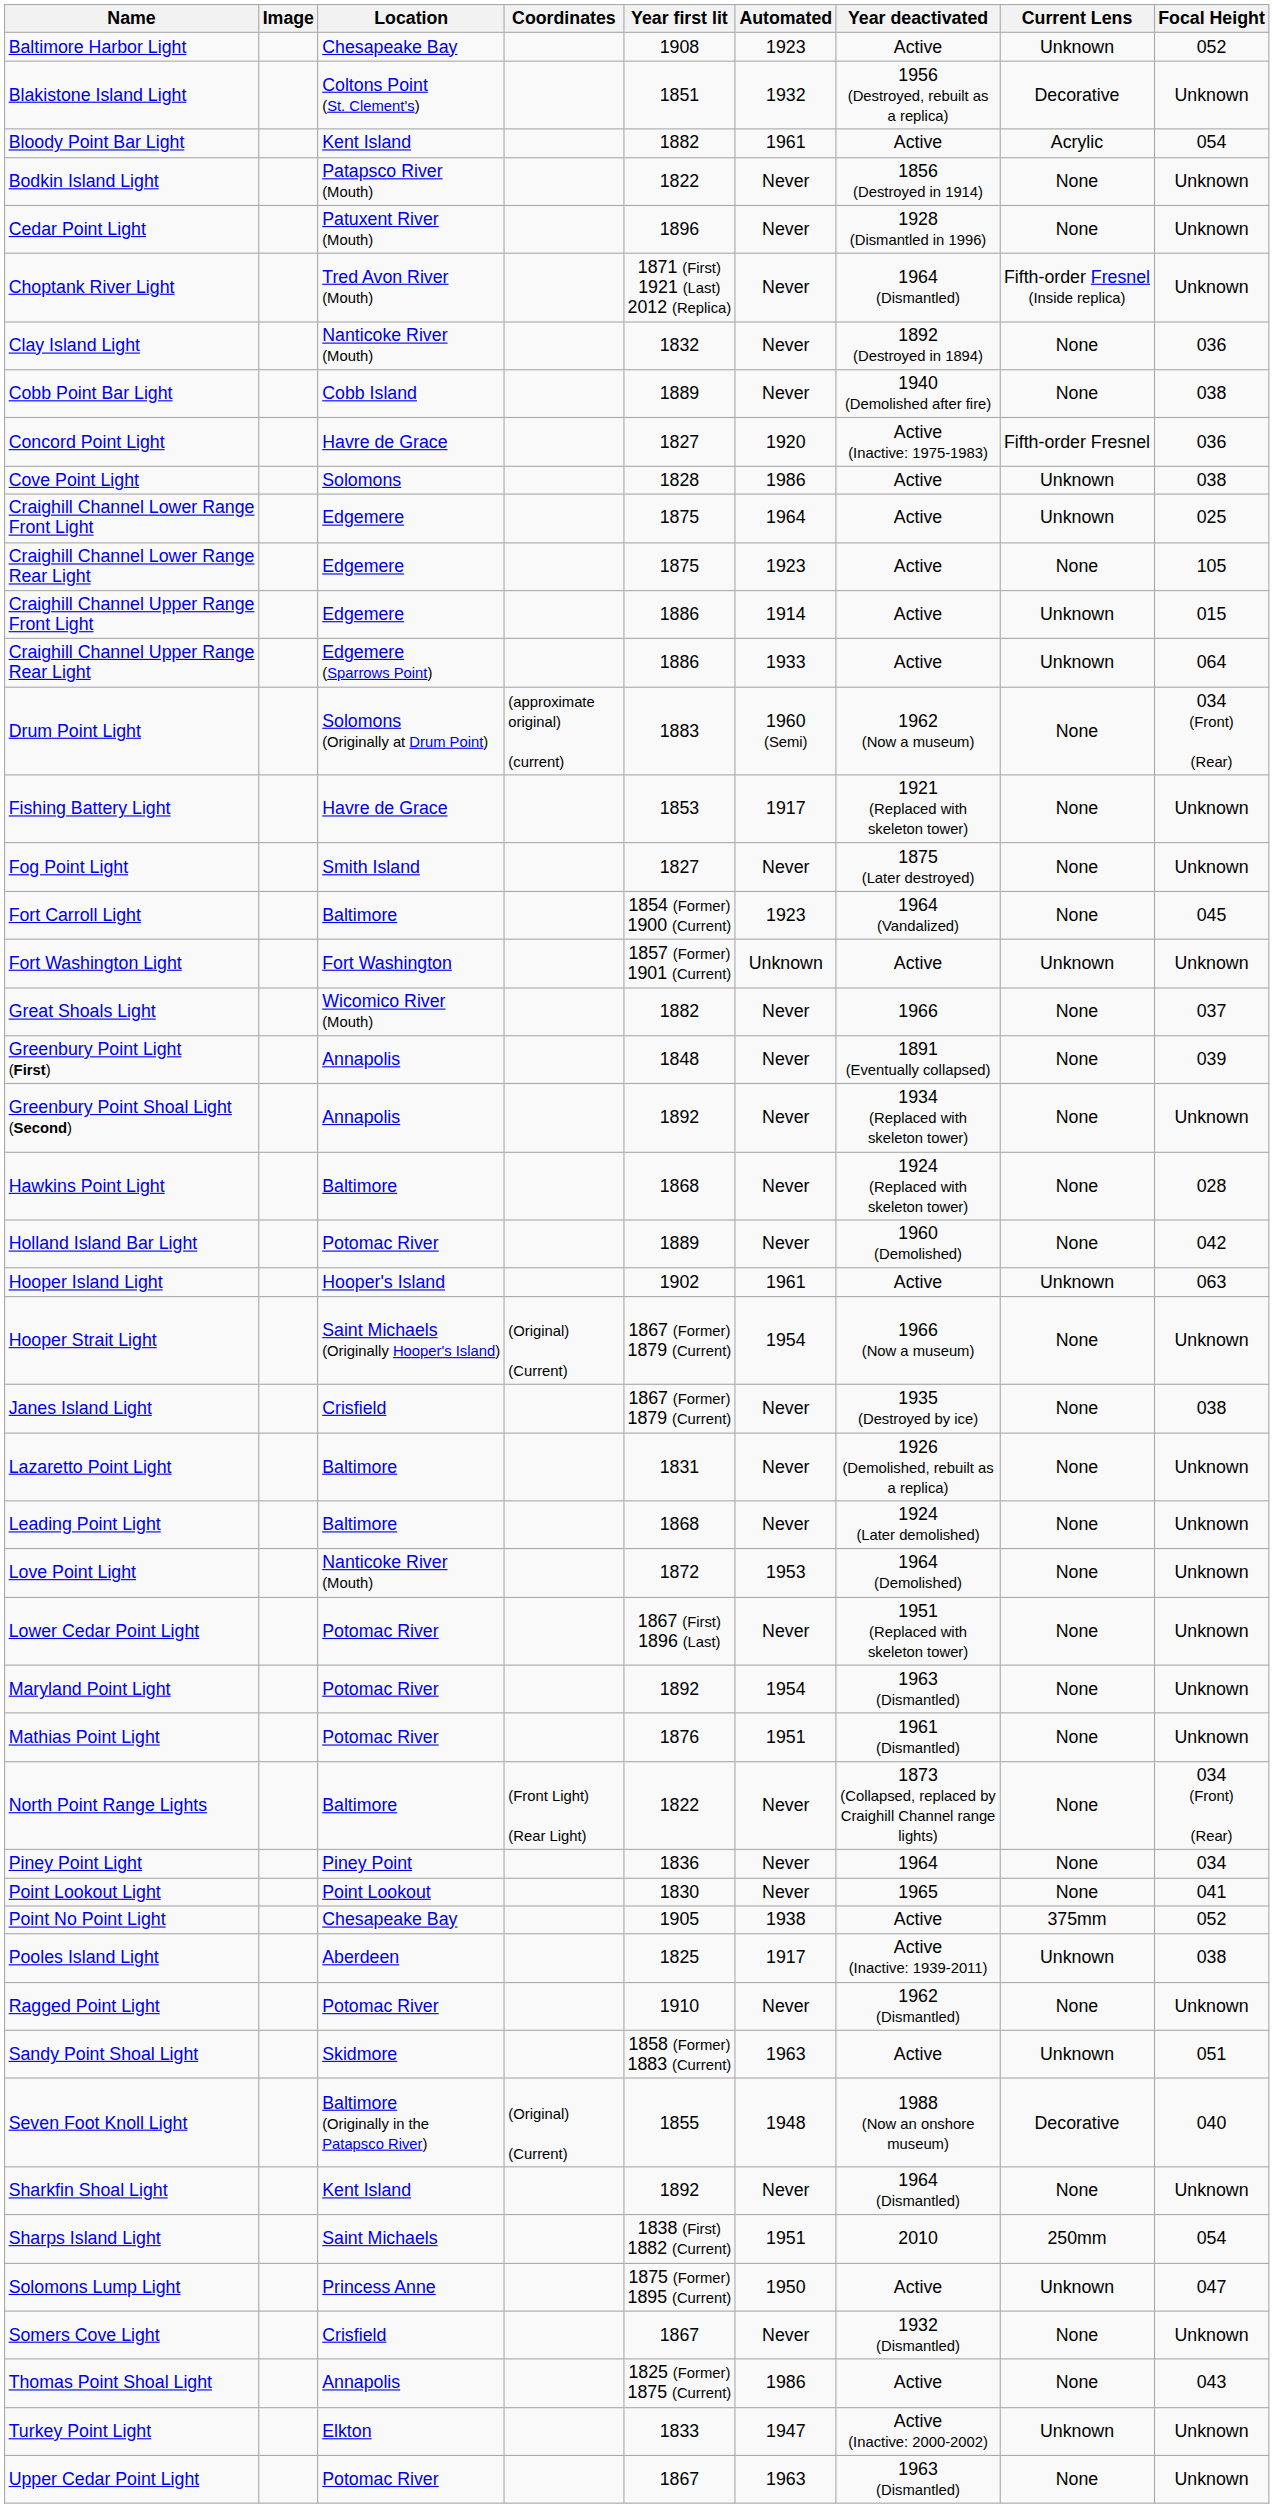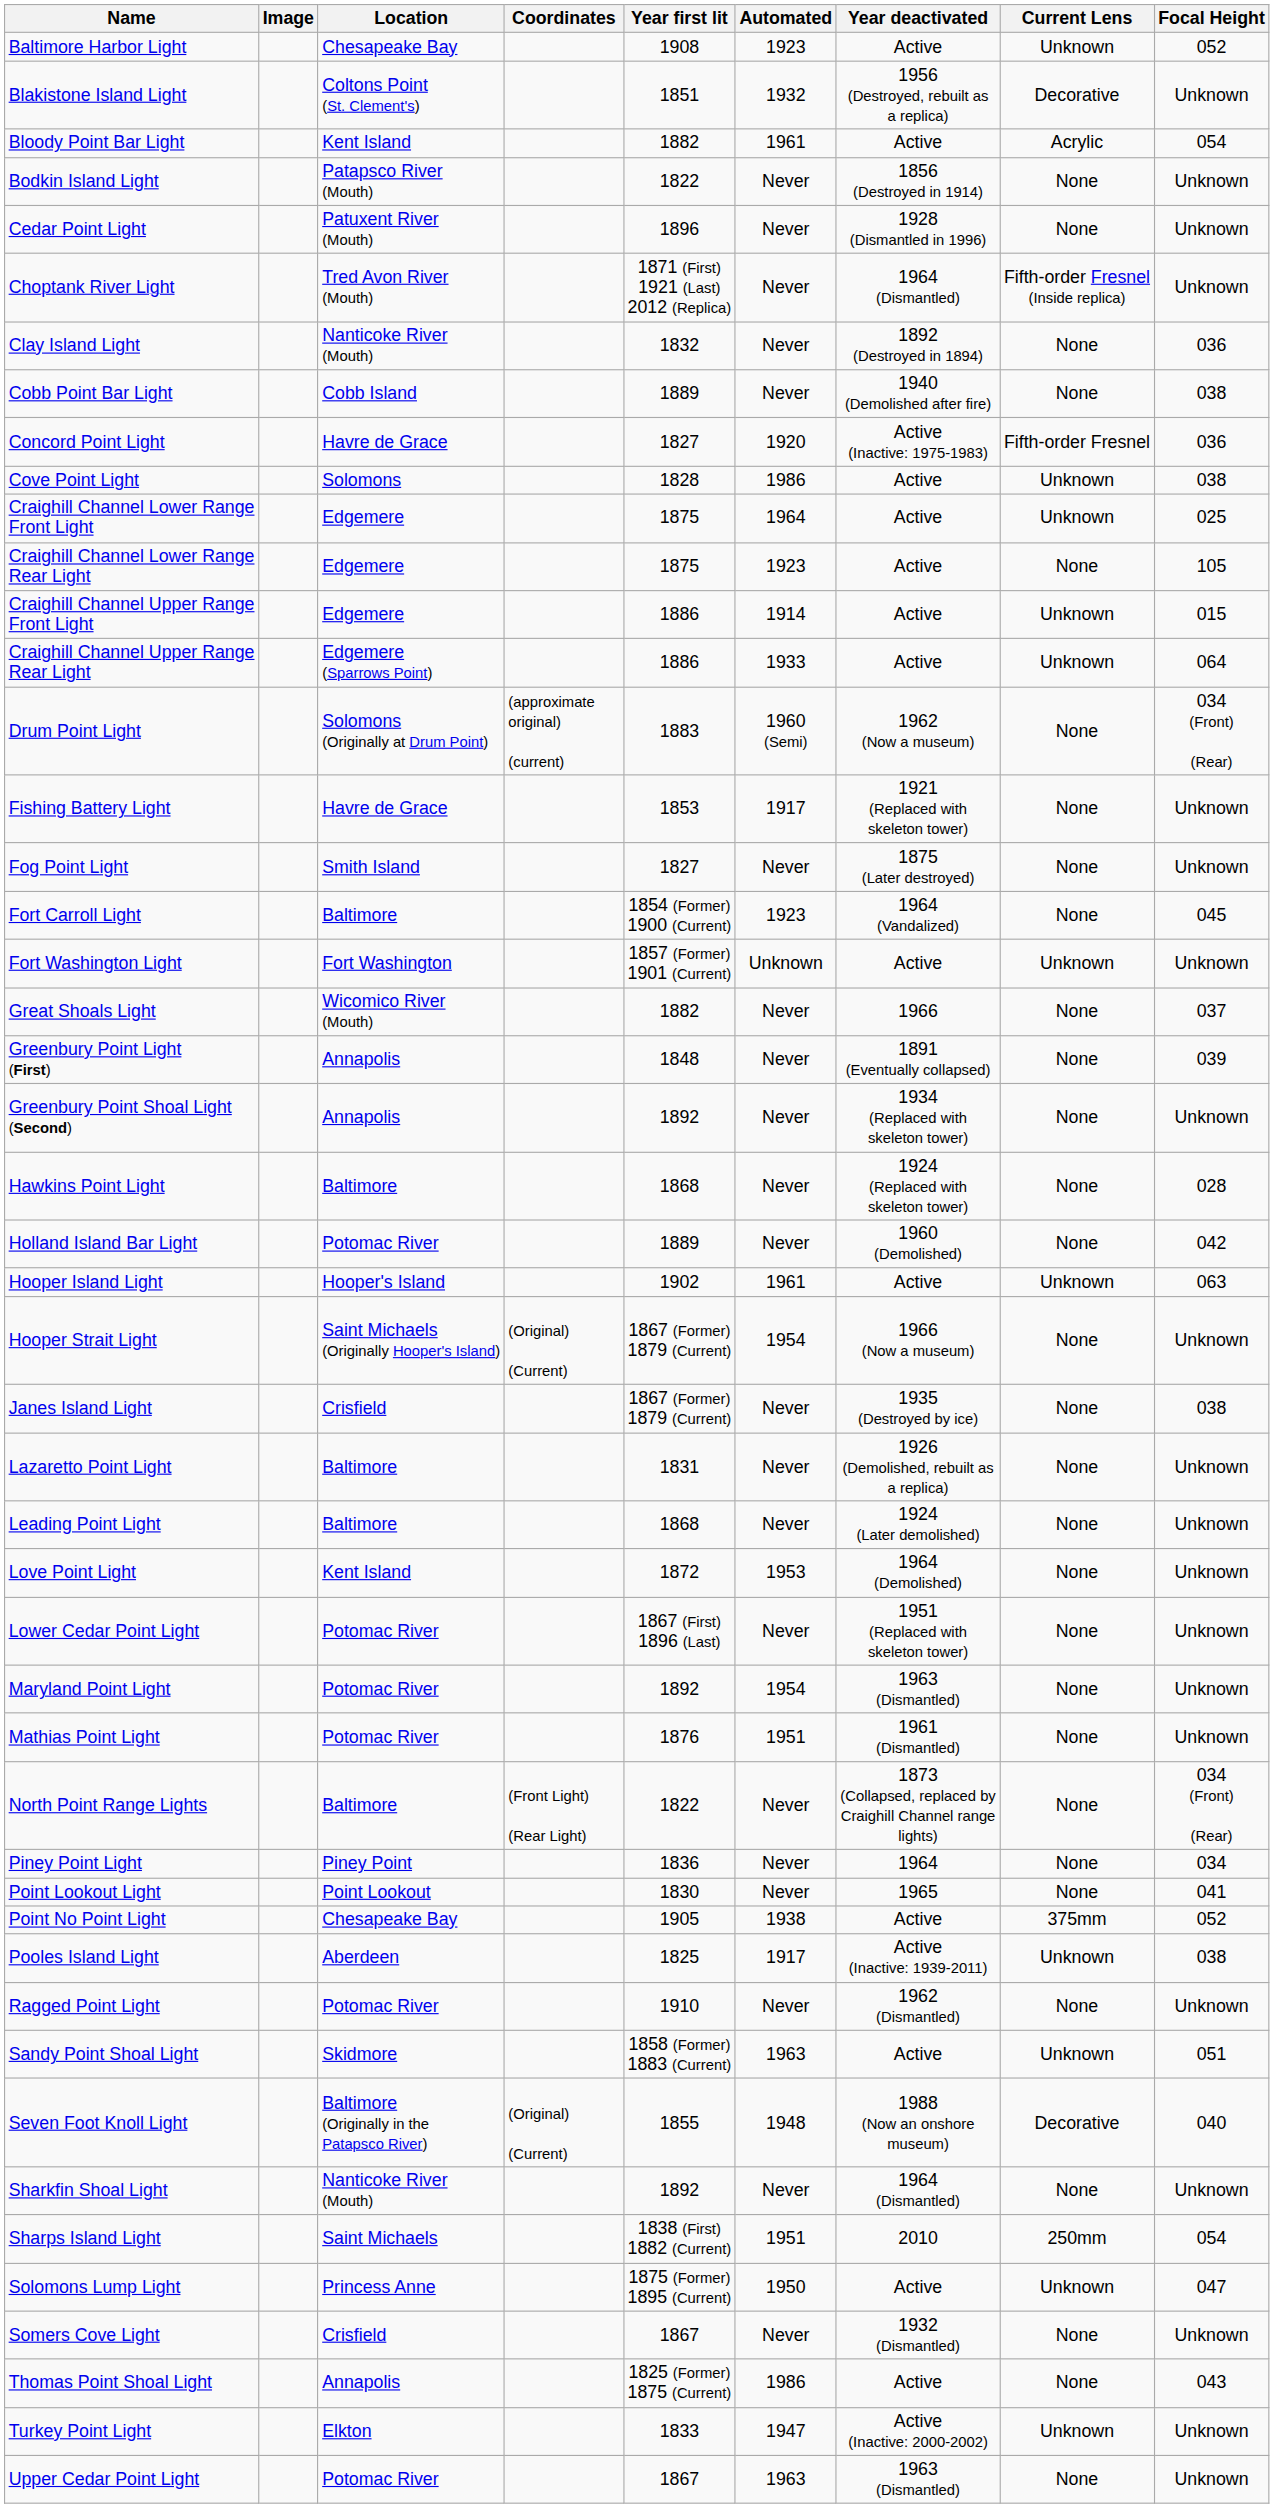(385, 1572) Nanticoke River (Mouth) -> (367, 1572) Kent Island
(367, 2190) Kent Island -> (385, 2190) Nanticoke River (Mouth)
